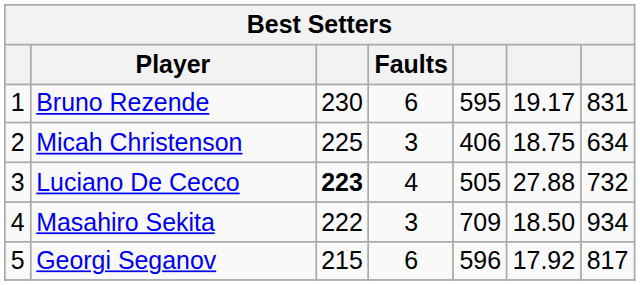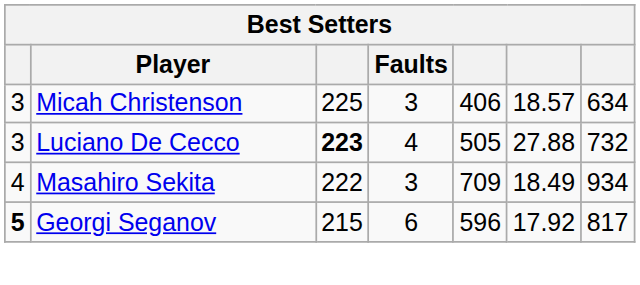- row: (123, 104)
(18, 143) 2 -> (18, 104) 3
(544, 143) 18.75 -> (544, 104) 18.57
(544, 222) 18.50 -> (544, 182) 18.49
(18, 261) normal -> (18, 222) bold
